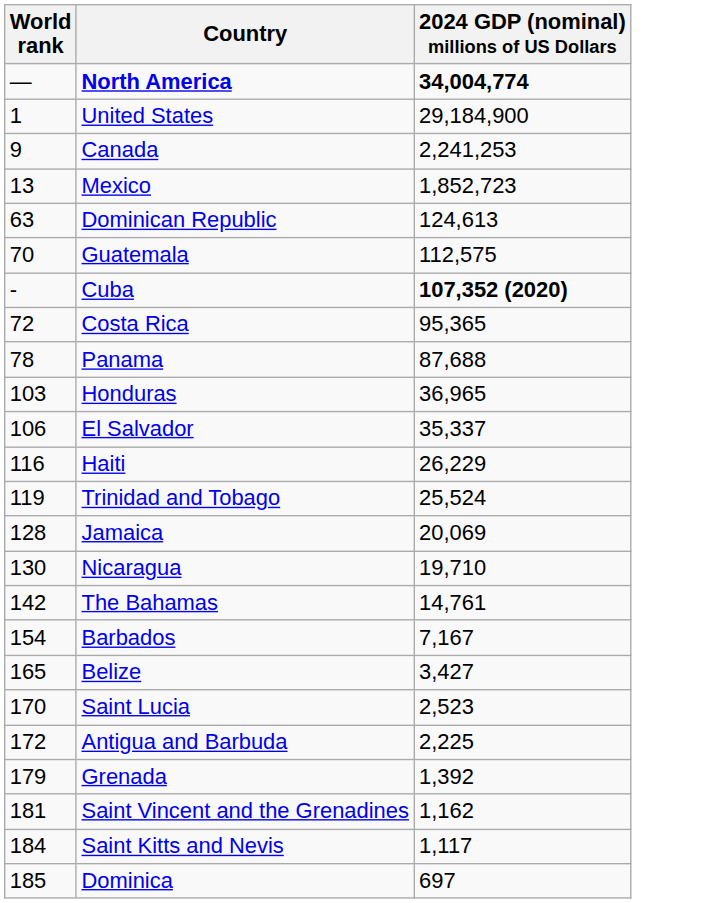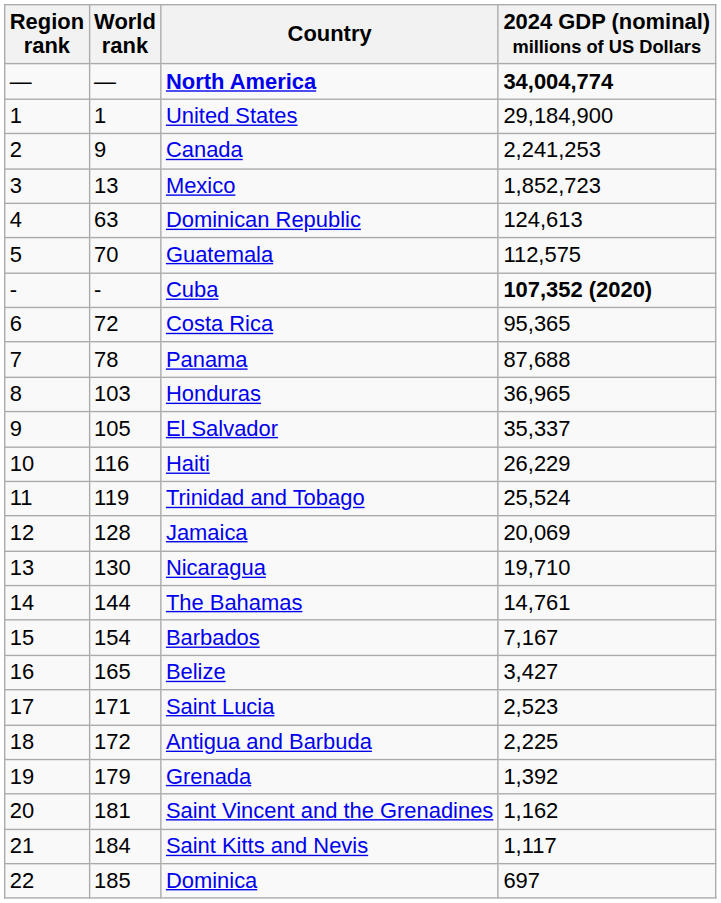+ column: (47, 34)
(28, 428) 106 -> (112, 428) 105
(28, 602) 142 -> (112, 602) 144
(28, 707) 170 -> (112, 707) 171
